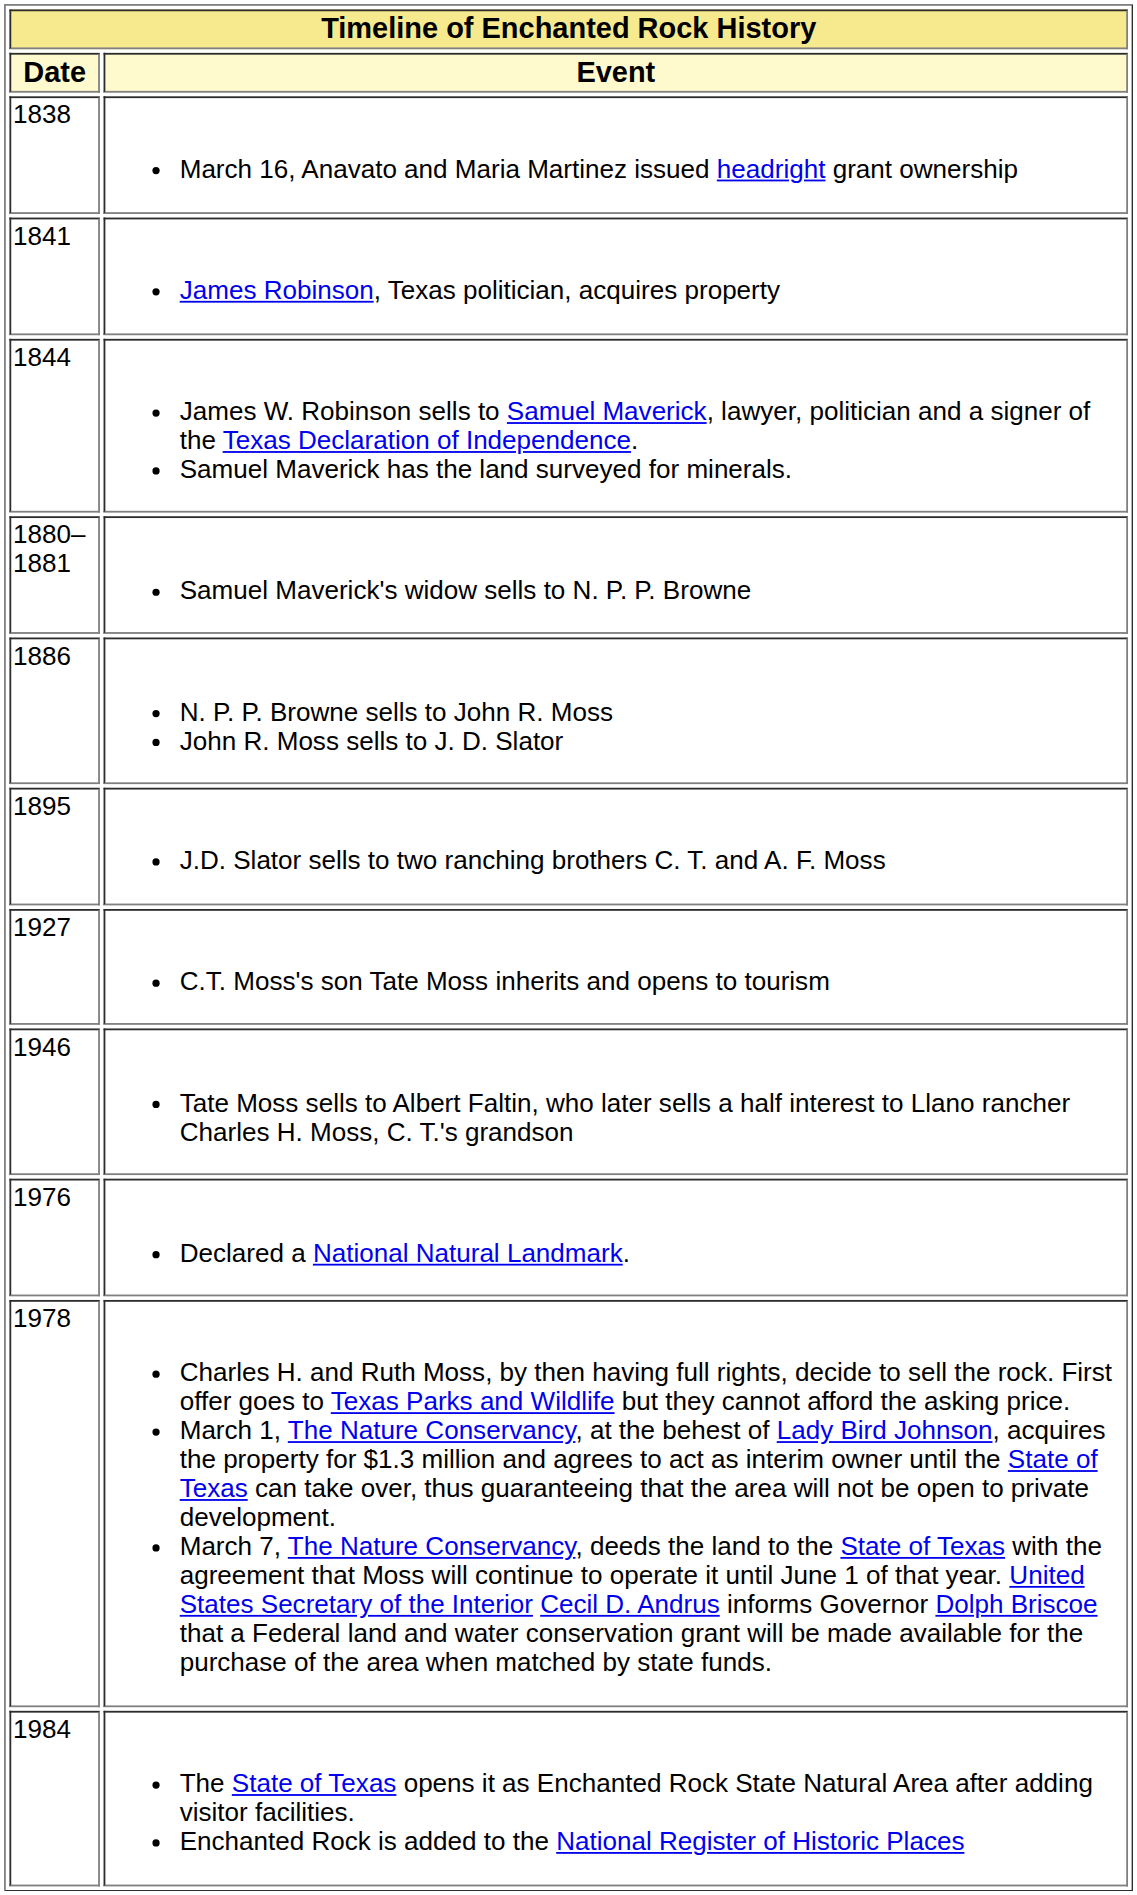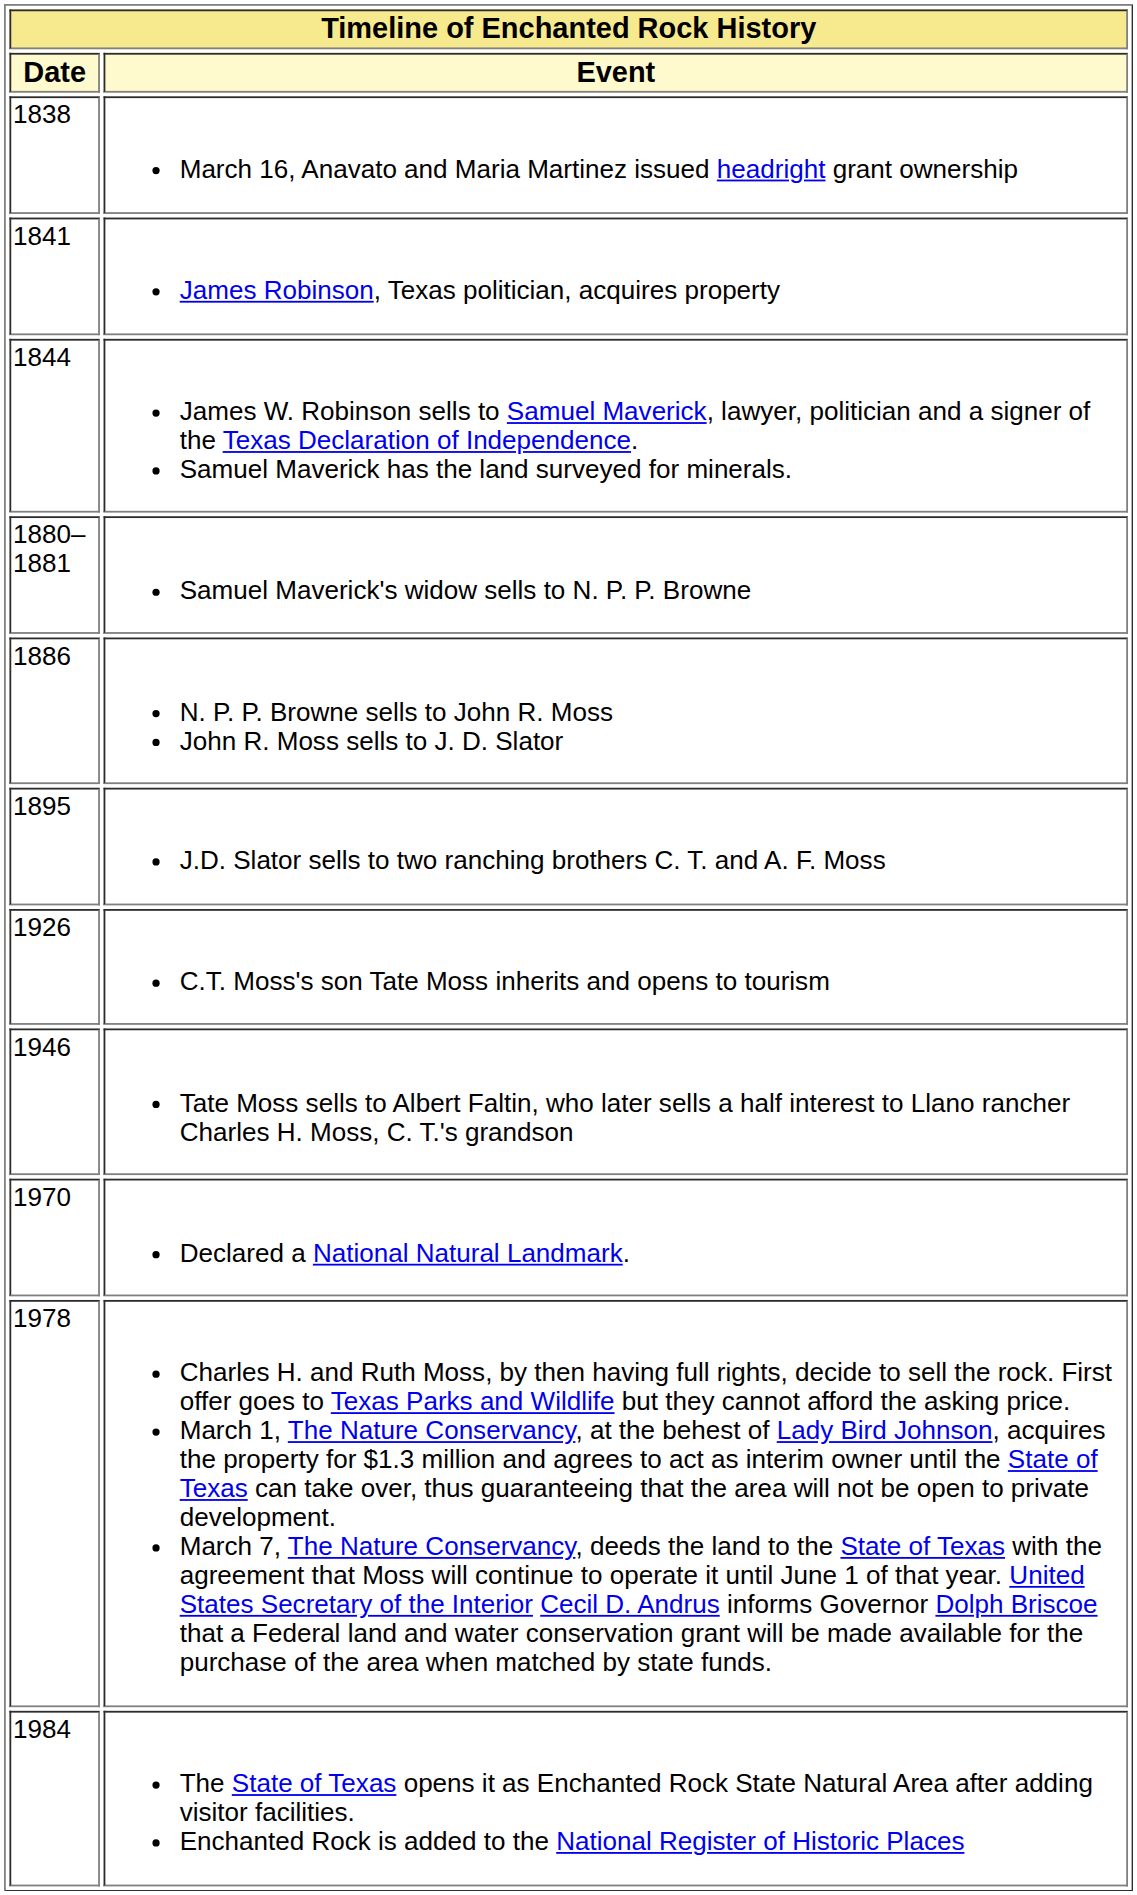(42, 927) 1927 -> (42, 927) 1926
(42, 1197) 1976 -> (42, 1197) 1970
